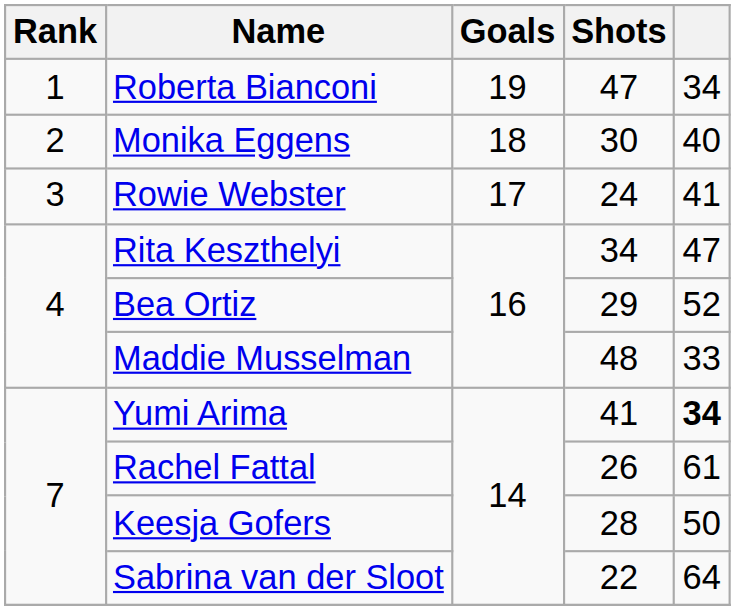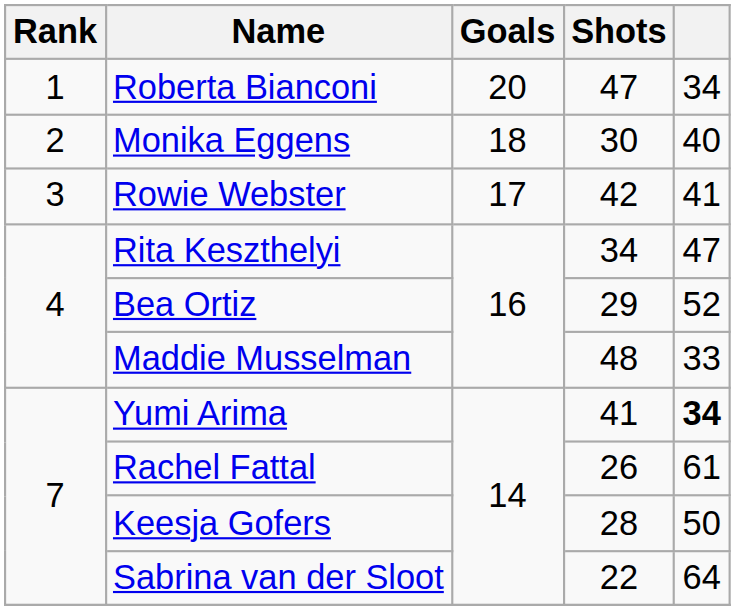(507, 86) 19 -> (507, 86) 20
(619, 195) 24 -> (619, 195) 42
